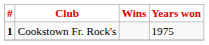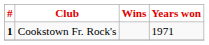(163, 31) 1975 -> (163, 31) 1971
